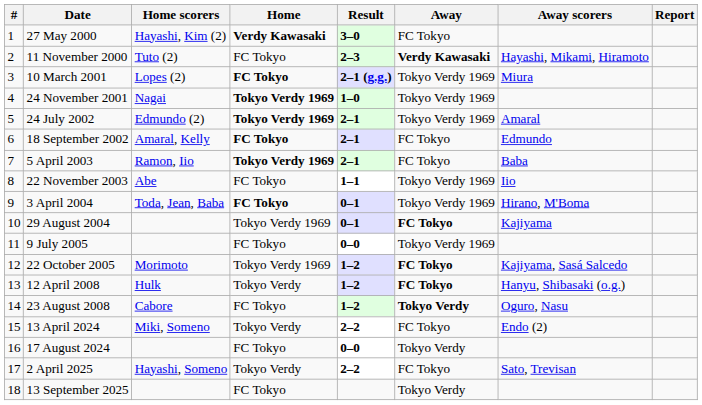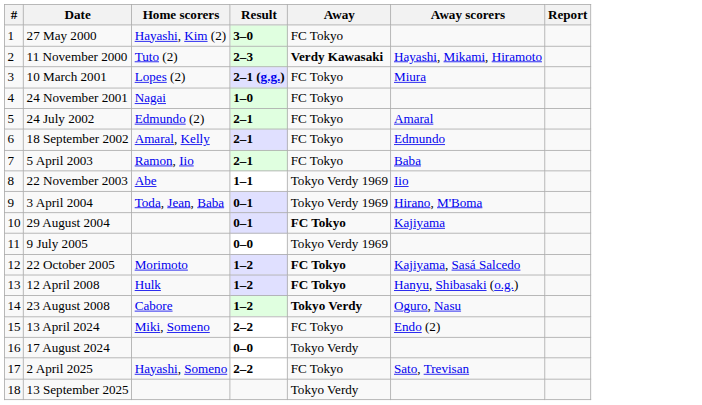- column: (284, 14)
(446, 77) Tokyo Verdy 1969 -> (317, 77) FC Tokyo
(446, 98) Tokyo Verdy 1969 -> (317, 98) FC Tokyo
(446, 118) Tokyo Verdy 1969 -> (317, 118) FC Tokyo
